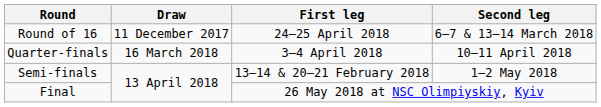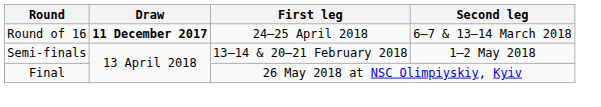(171, 34) normal -> (150, 34) bold
- row: (58, 53)
